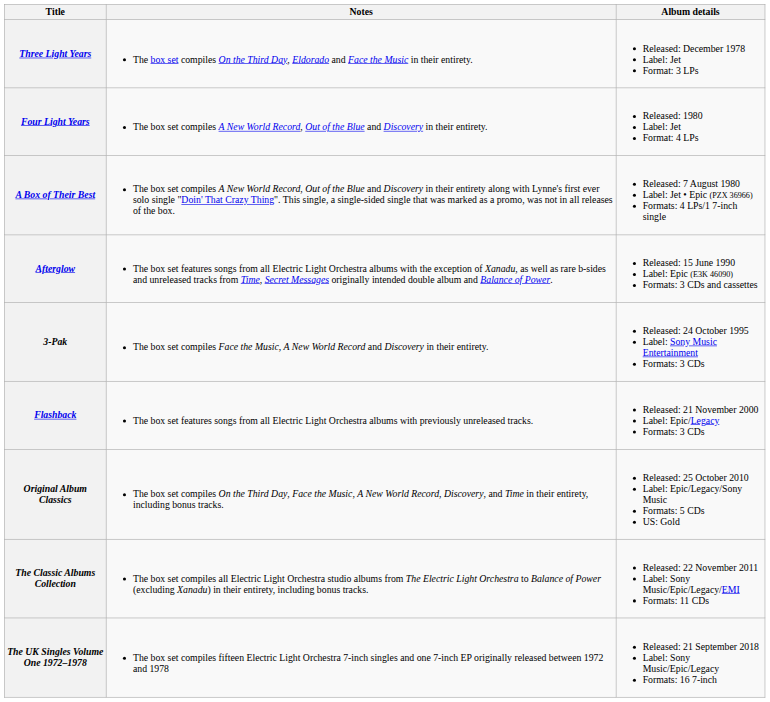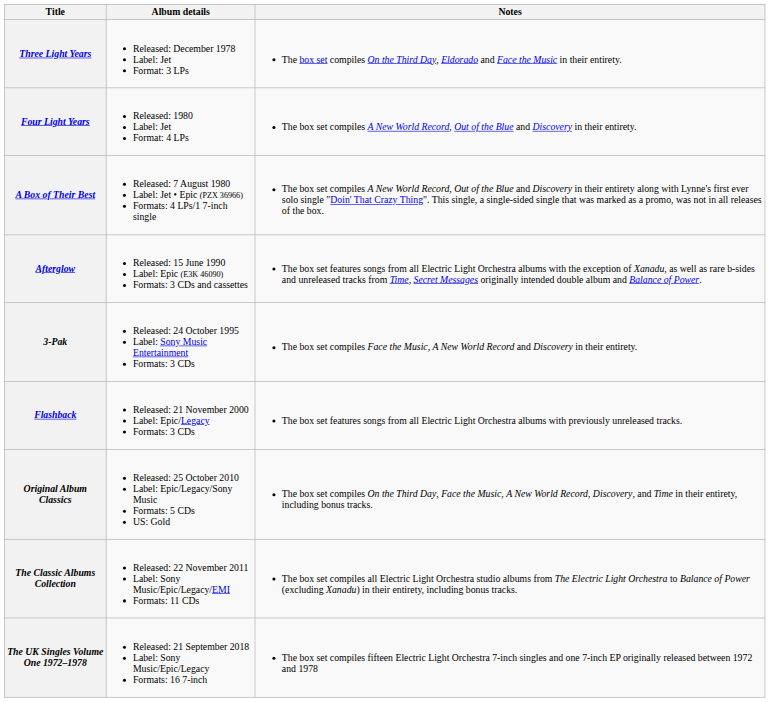columns swapped: (691, 12) <-> (361, 12)
